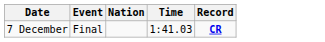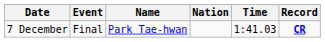+ column: (148, 13)
